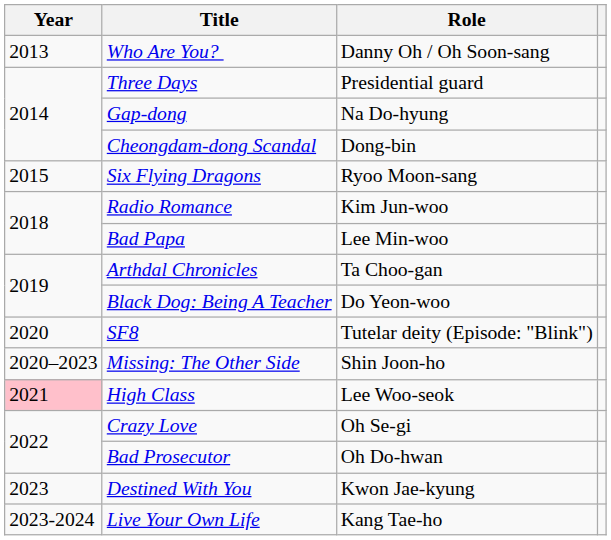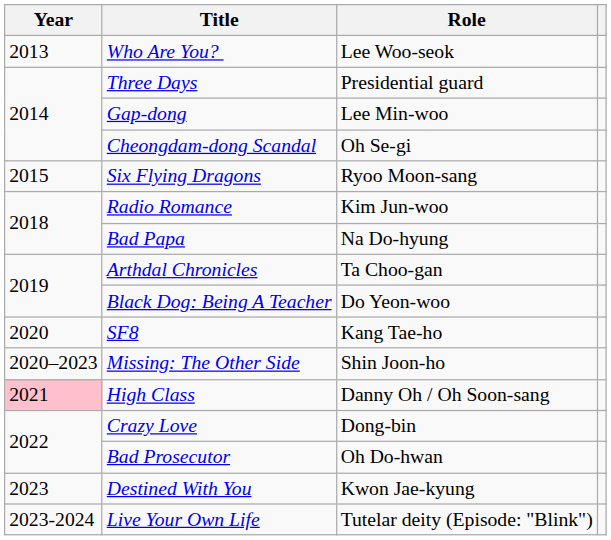(445, 51) Danny Oh / Oh Soon-sang -> (397, 51) Lee Woo-seok
(395, 113) Na Do-hyung -> (395, 113) Lee Min-woo
(378, 144) Dong-bin -> (376, 144) Oh Se-gi
(395, 238) Lee Min-woo -> (395, 238) Na Do-hyung
(467, 332) Tutelar deity (Episode: "Blink") -> (391, 332) Kang Tae-ho
(397, 394) Lee Woo-seok -> (445, 394) Danny Oh / Oh Soon-sang
(376, 425) Oh Se-gi -> (378, 425) Dong-bin
(391, 519) Kang Tae-ho -> (467, 519) Tutelar deity (Episode: "Blink")
